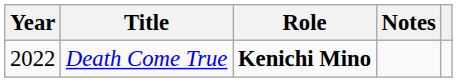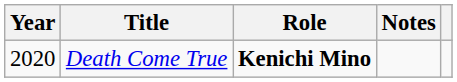(33, 58) 2022 -> (33, 58) 2020
